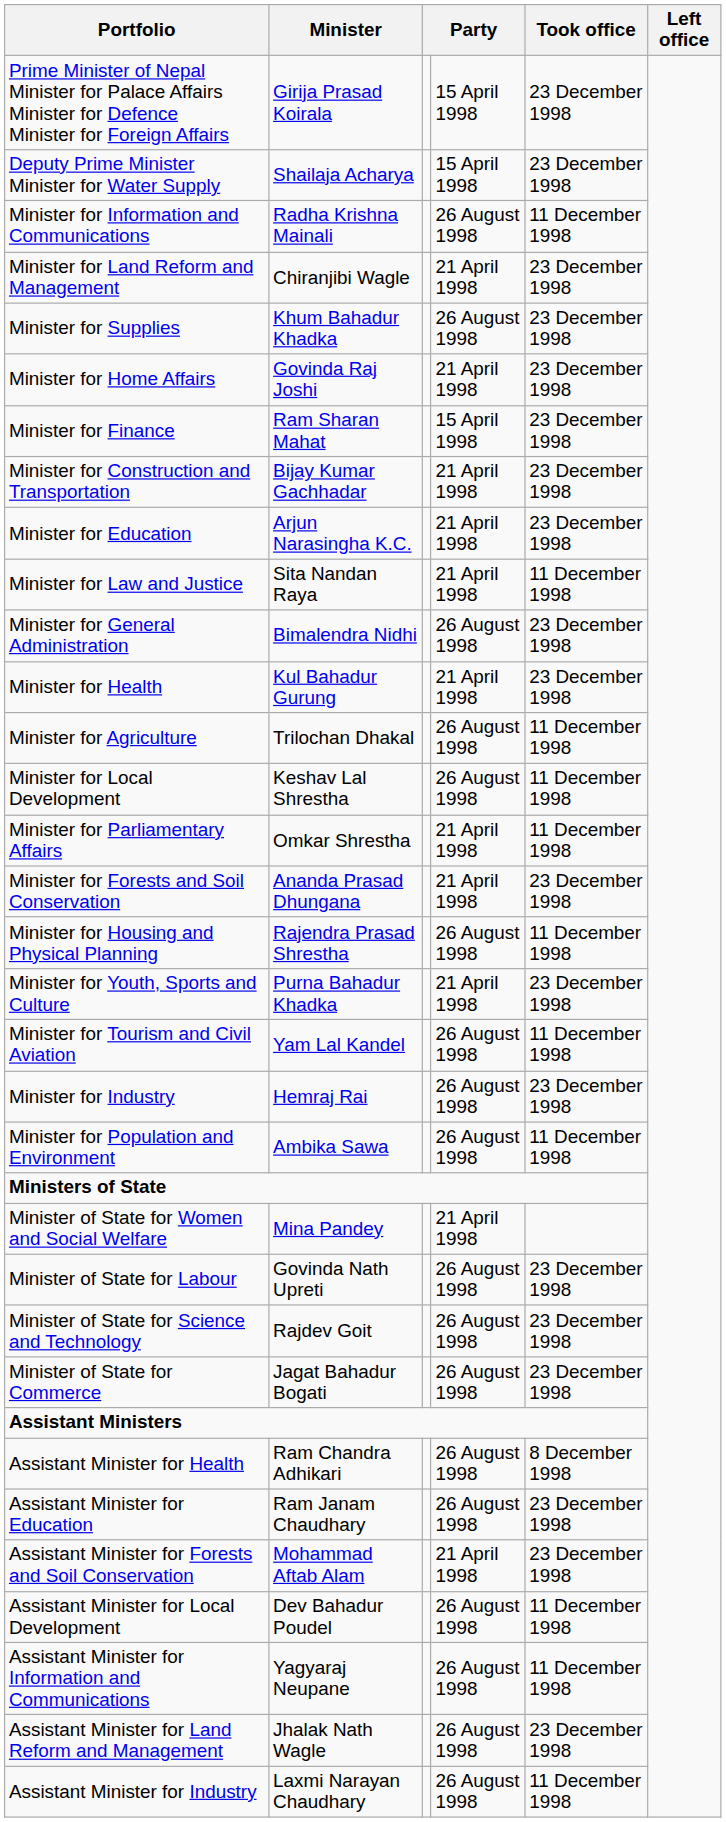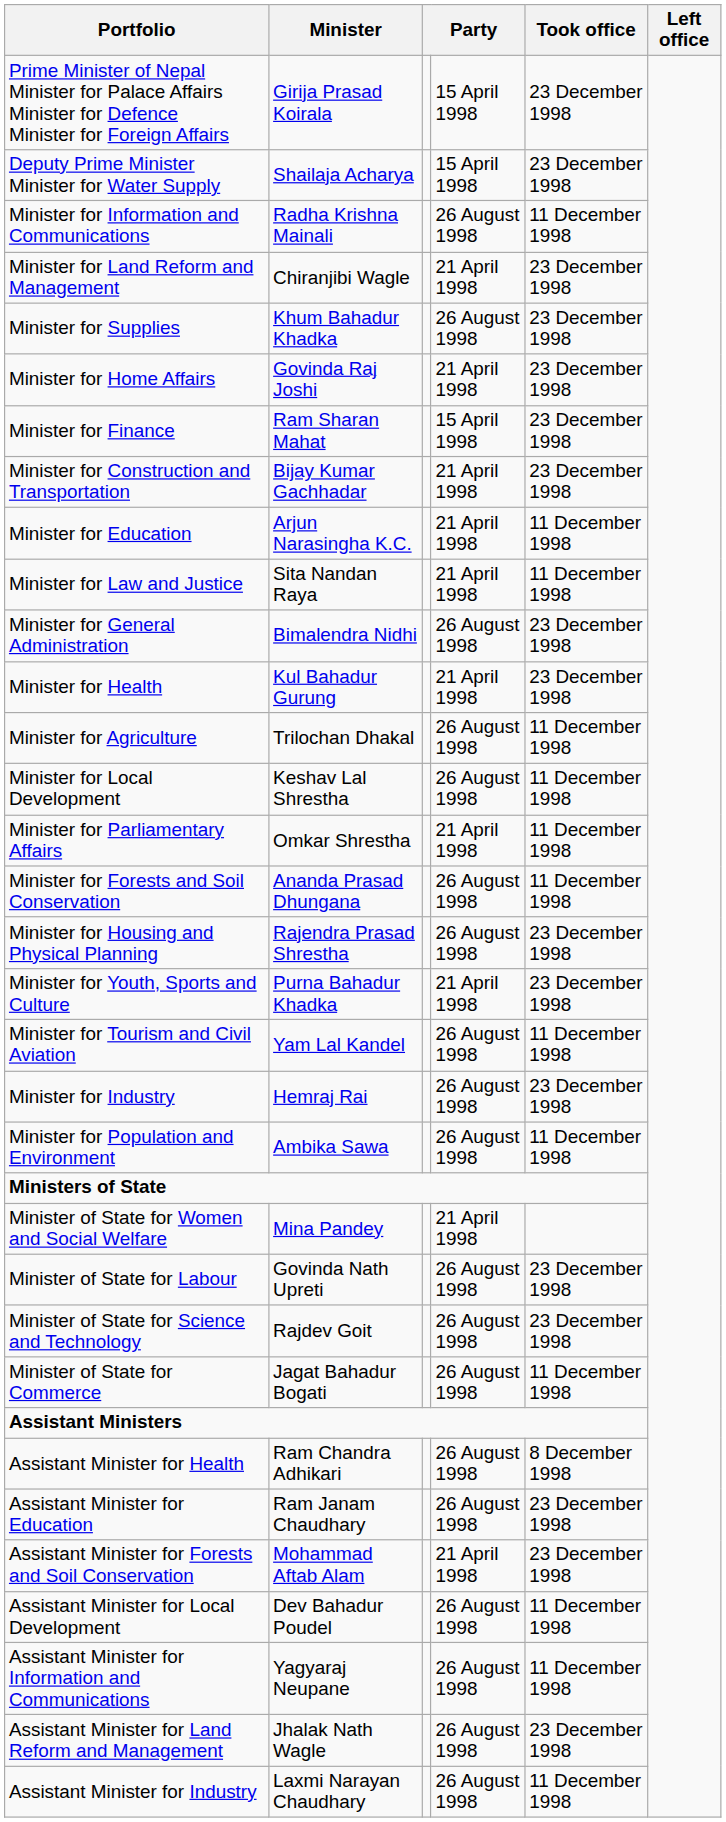(586, 533) 23 December 1998 -> (585, 533) 11 December 1998
(467, 891) 21 April 1998 -> (477, 891) 26 August 1998
(586, 891) 23 December 1998 -> (585, 891) 11 December 1998
(585, 942) 11 December 1998 -> (586, 942) 23 December 1998
(586, 1382) 23 December 1998 -> (585, 1382) 11 December 1998
